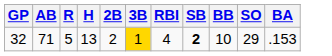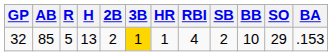+ column: (165, 16)
(46, 39) 71 -> (46, 39) 85
(196, 39) bold -> (224, 39) normal
